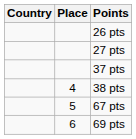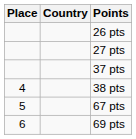columns swapped: (72, 13) <-> (29, 13)
